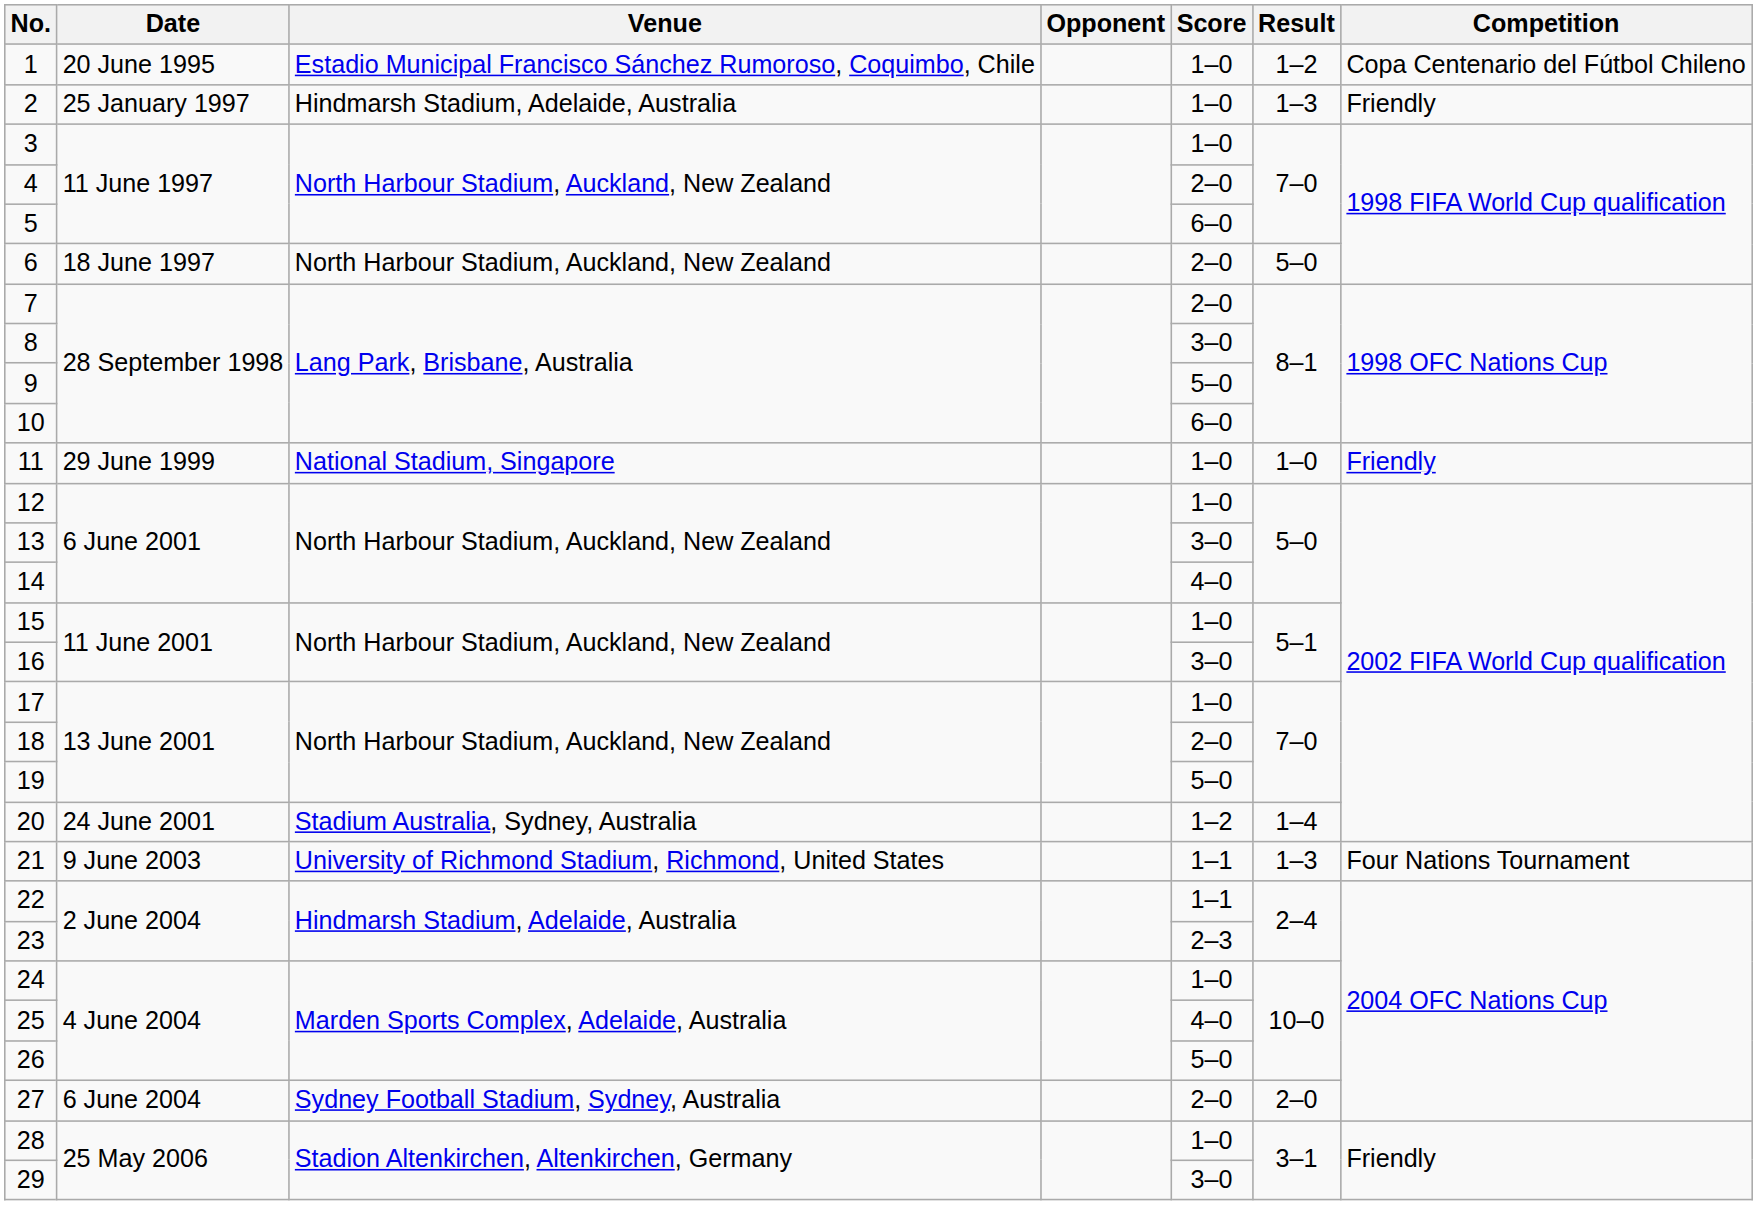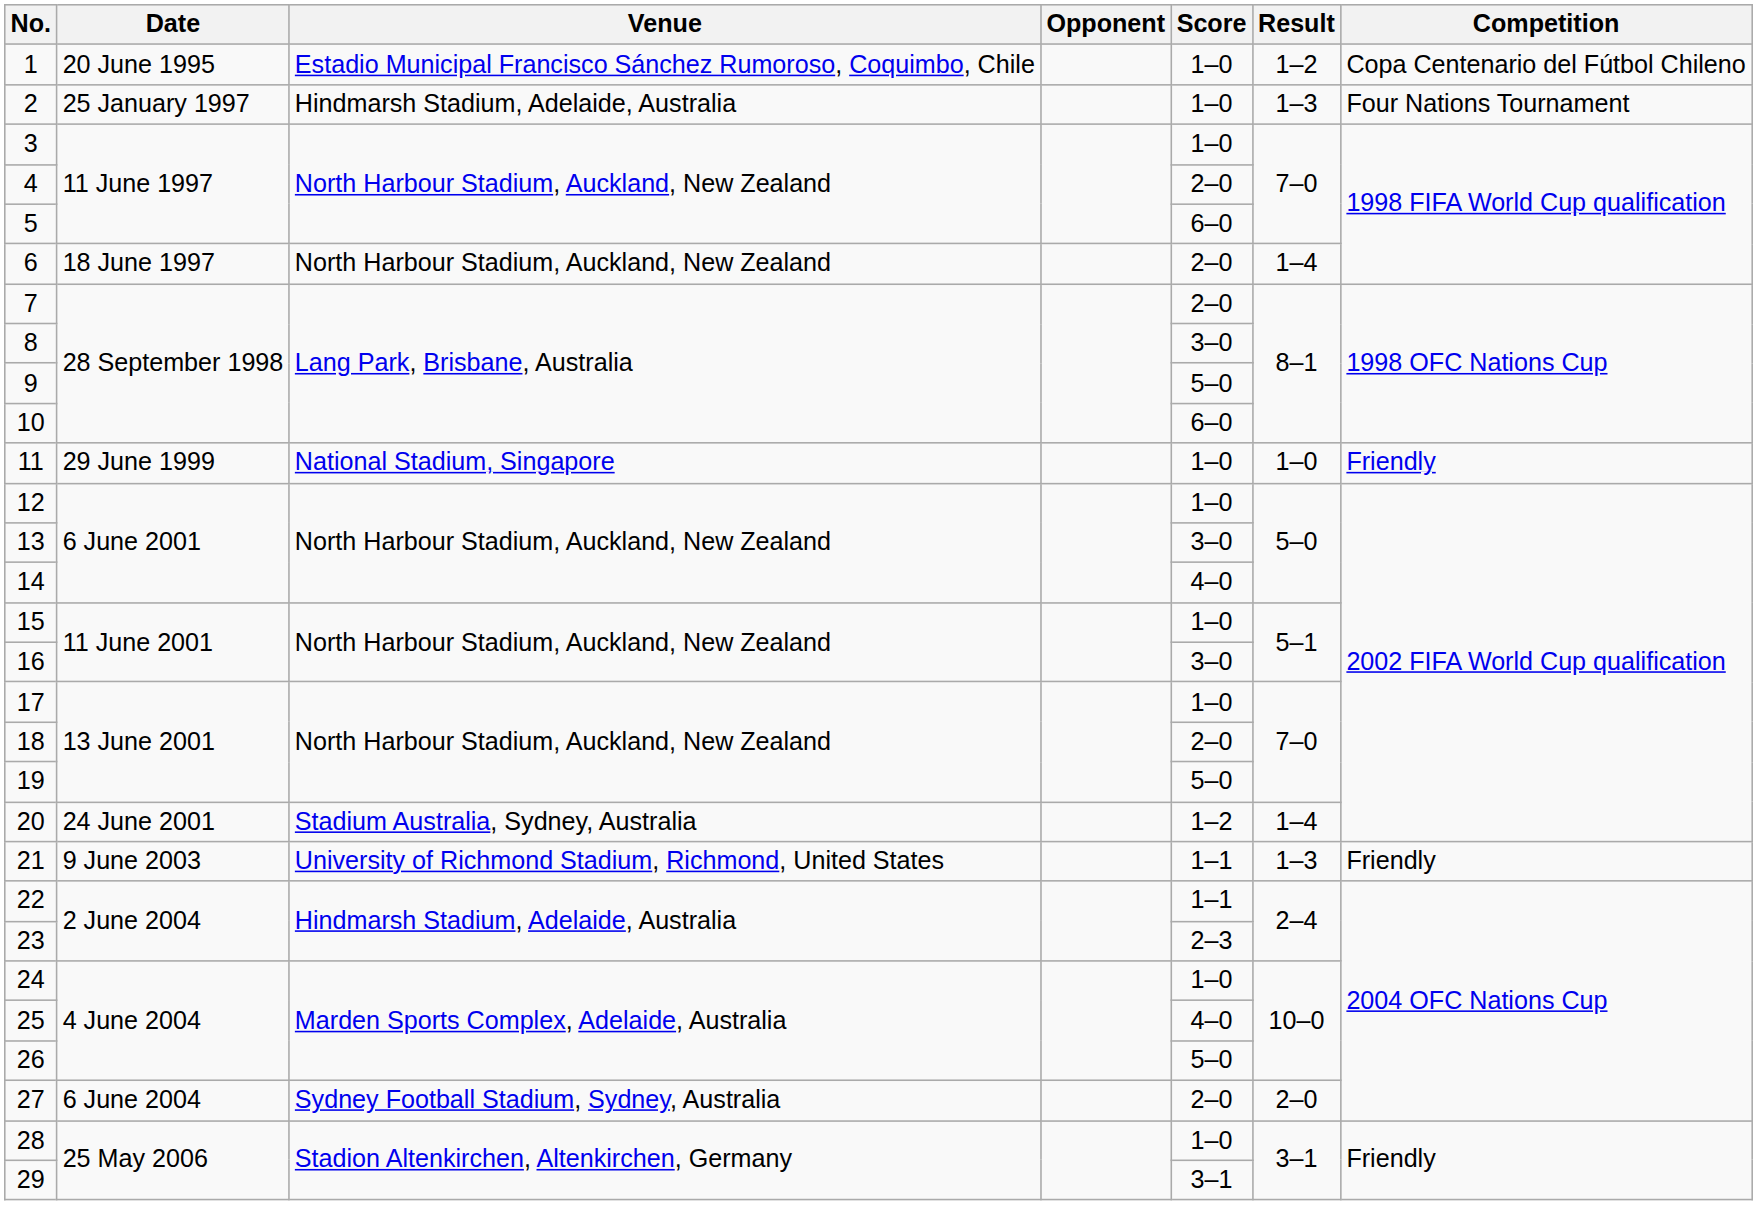(1391, 104) Friendly -> (1488, 104) Four Nations Tournament
(1296, 263) 5–0 -> (1296, 263) 1–4
(1488, 861) Four Nations Tournament -> (1391, 861) Friendly
(1212, 1179) 3–0 -> (1212, 1179) 3–1
